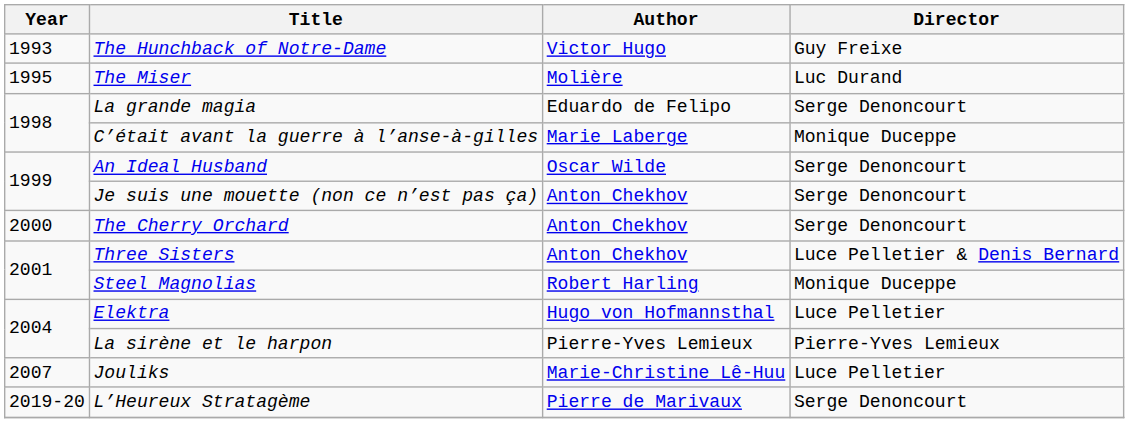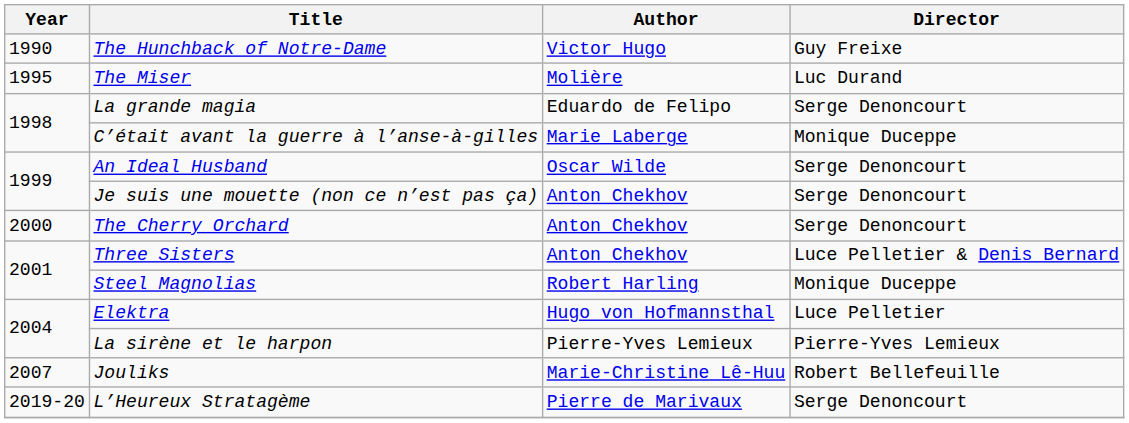(31, 49) 1993 -> (31, 49) 1990
(870, 373) Luce Pelletier -> (897, 373) Robert Bellefeuille
